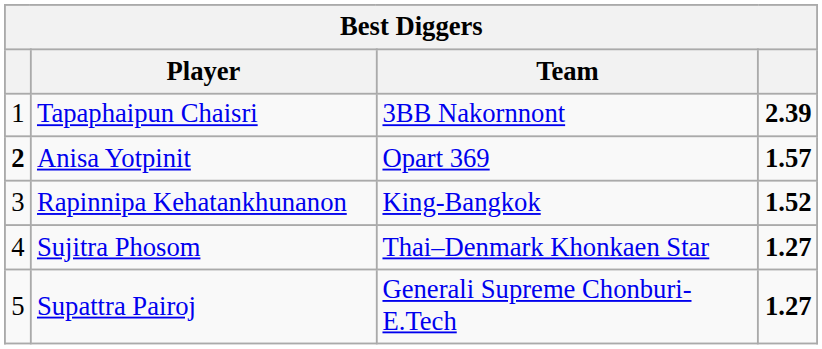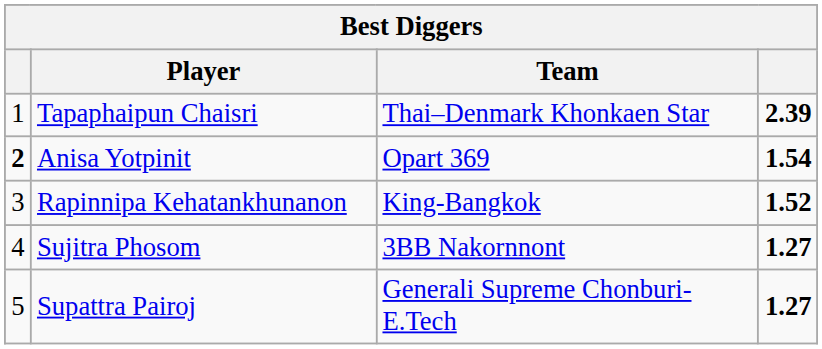(474, 114) 3BB Nakornnont -> (546, 114) Thai–Denmark Khonkaen Star
(788, 158) 1.57 -> (788, 158) 1.54
(546, 246) Thai–Denmark Khonkaen Star -> (474, 246) 3BB Nakornnont
